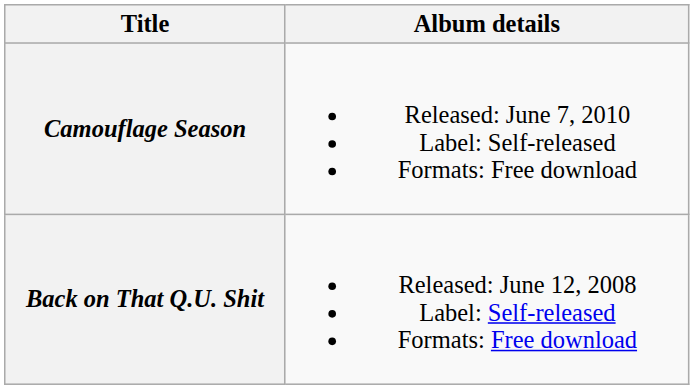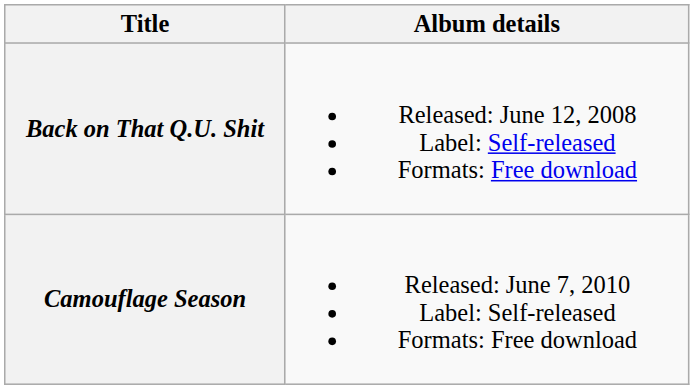rows swapped: (145, 298) <-> (145, 128)
